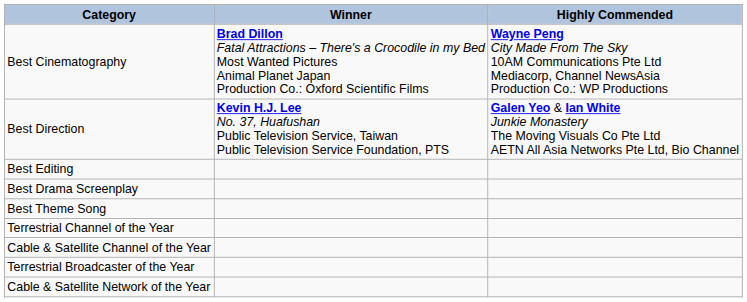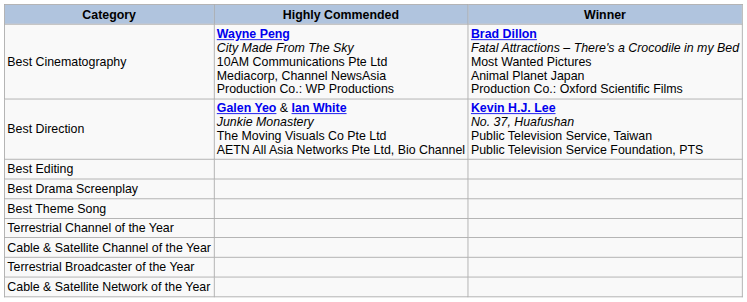columns swapped: (351, 15) <-> (615, 15)
